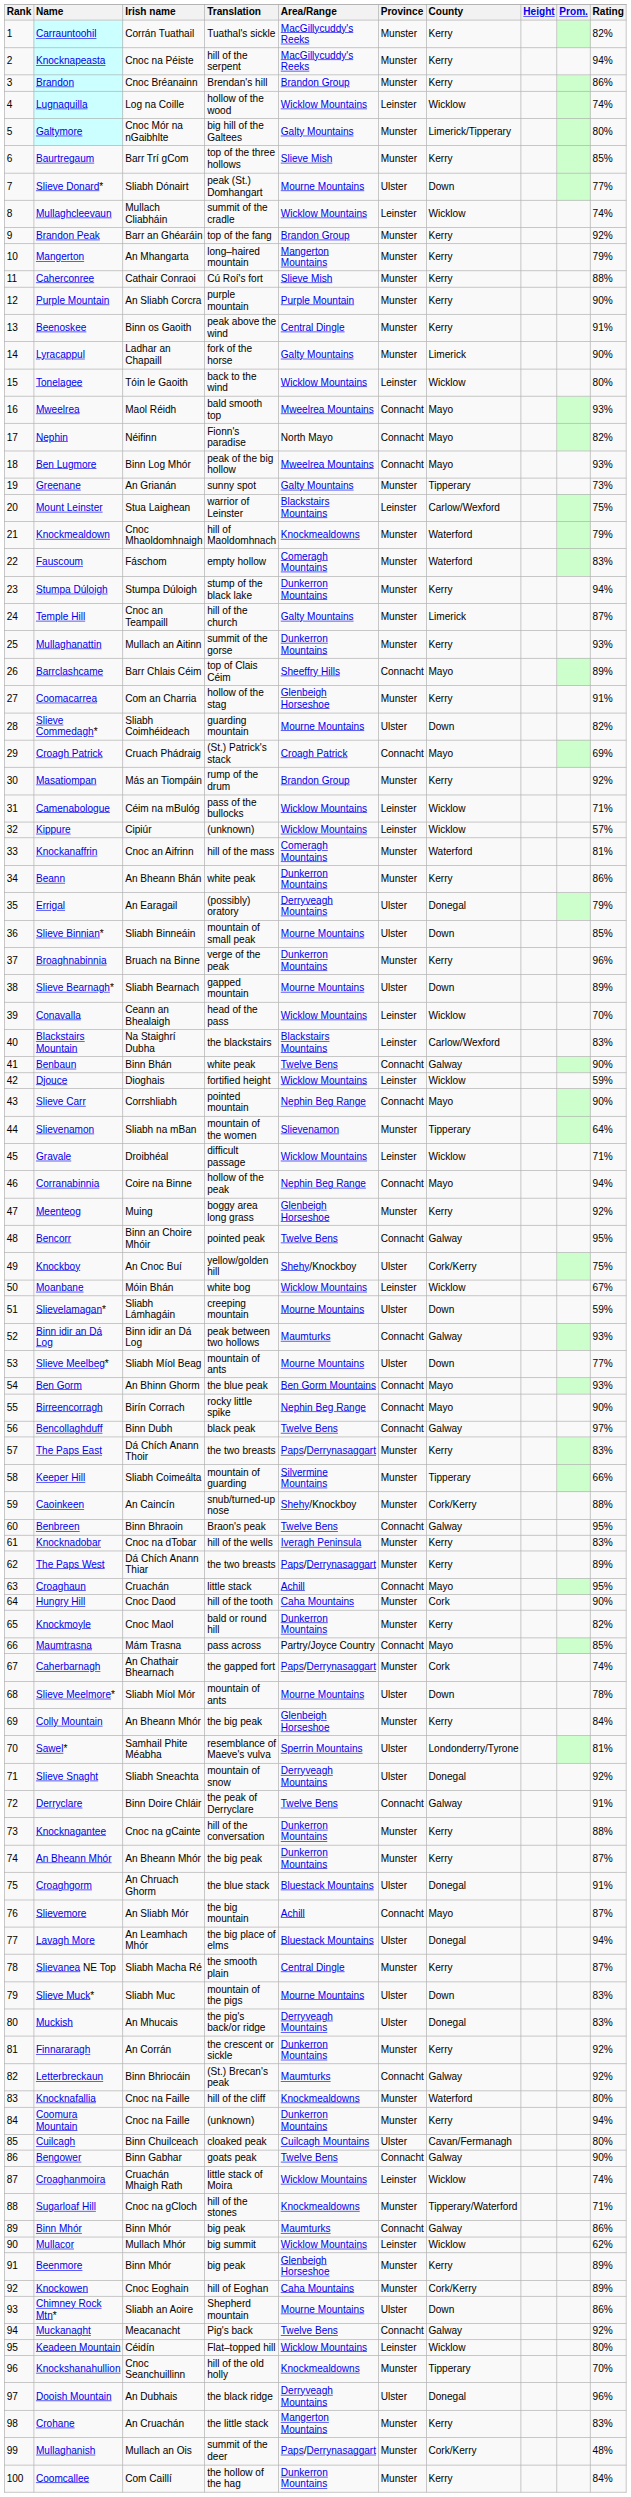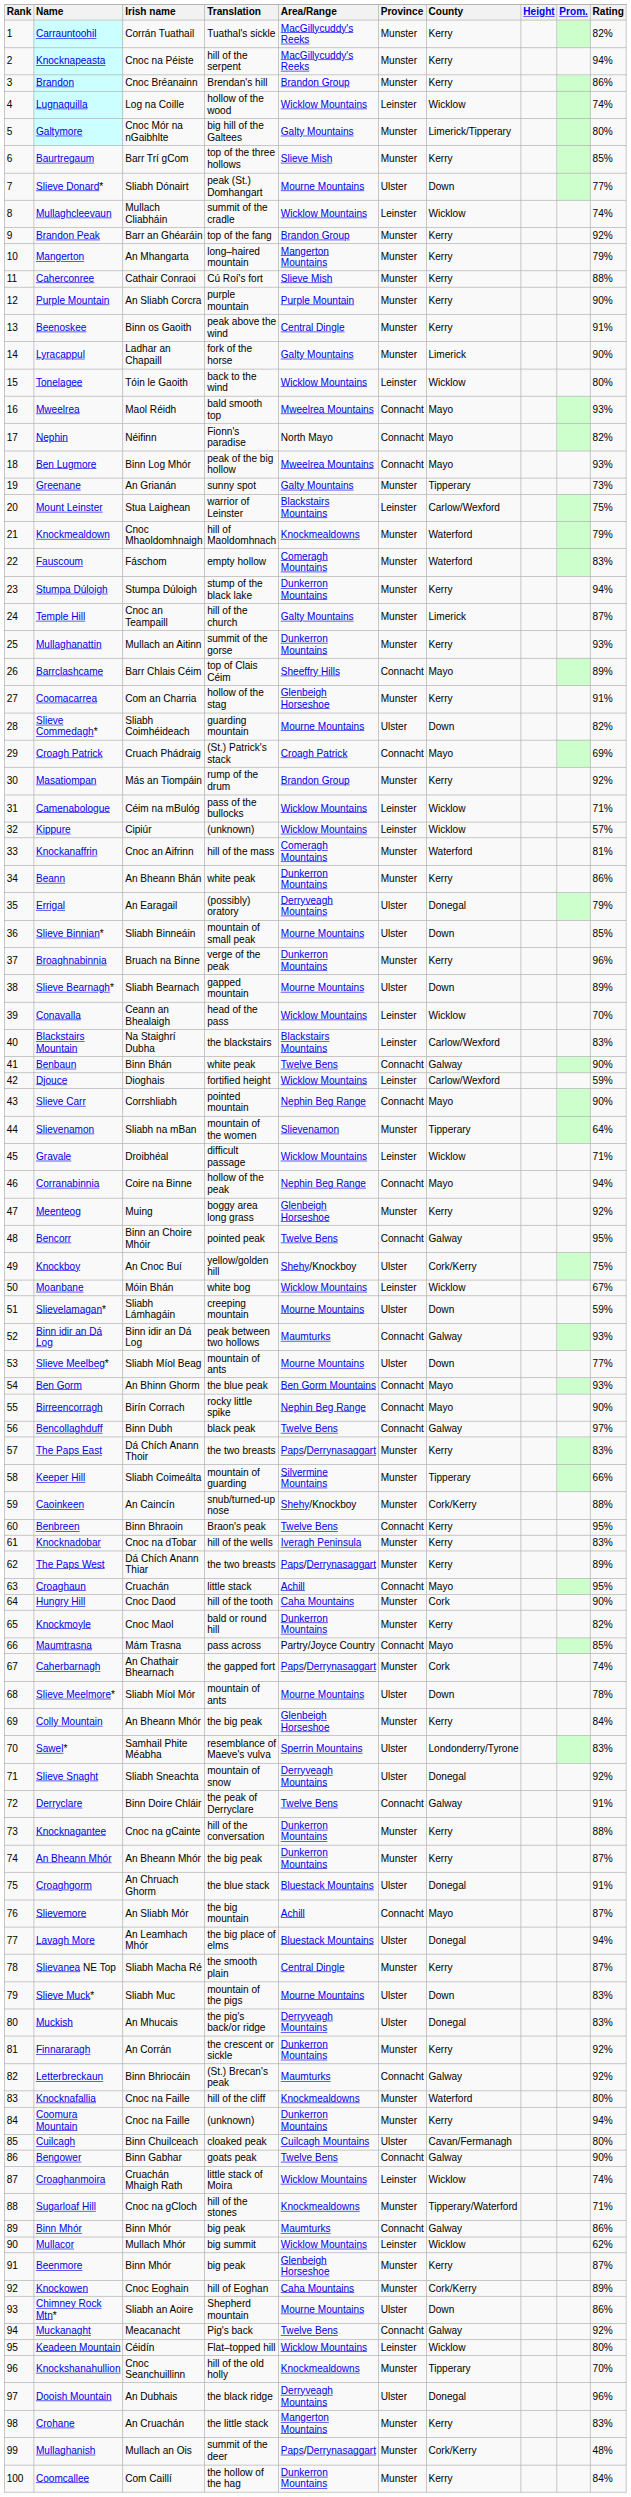(447, 1080) Wicklow -> (464, 1080) Carlow/Wexford
(445, 1527) Galway -> (441, 1527) Kerry
(603, 1749) 81% -> (603, 1749) 83%
(603, 2266) 89% -> (603, 2266) 87%
